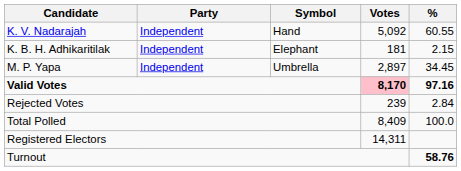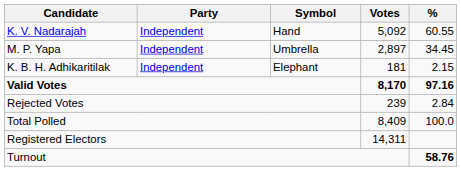rows swapped: (34, 67) <-> (58, 49)
(392, 85) pink background -> (392, 85) no background
